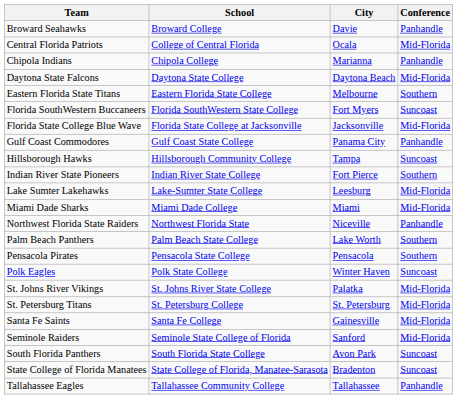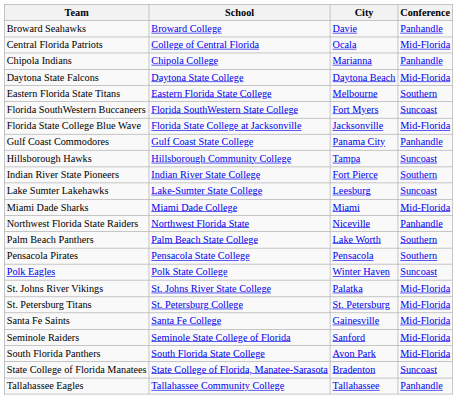(425, 191) Mid-Florida -> (419, 191) Suncoast
(419, 353) Suncoast -> (425, 353) Mid-Florida
